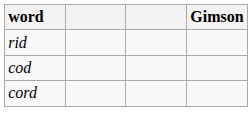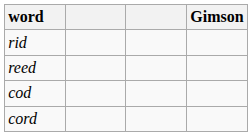+ row: (22, 67)
